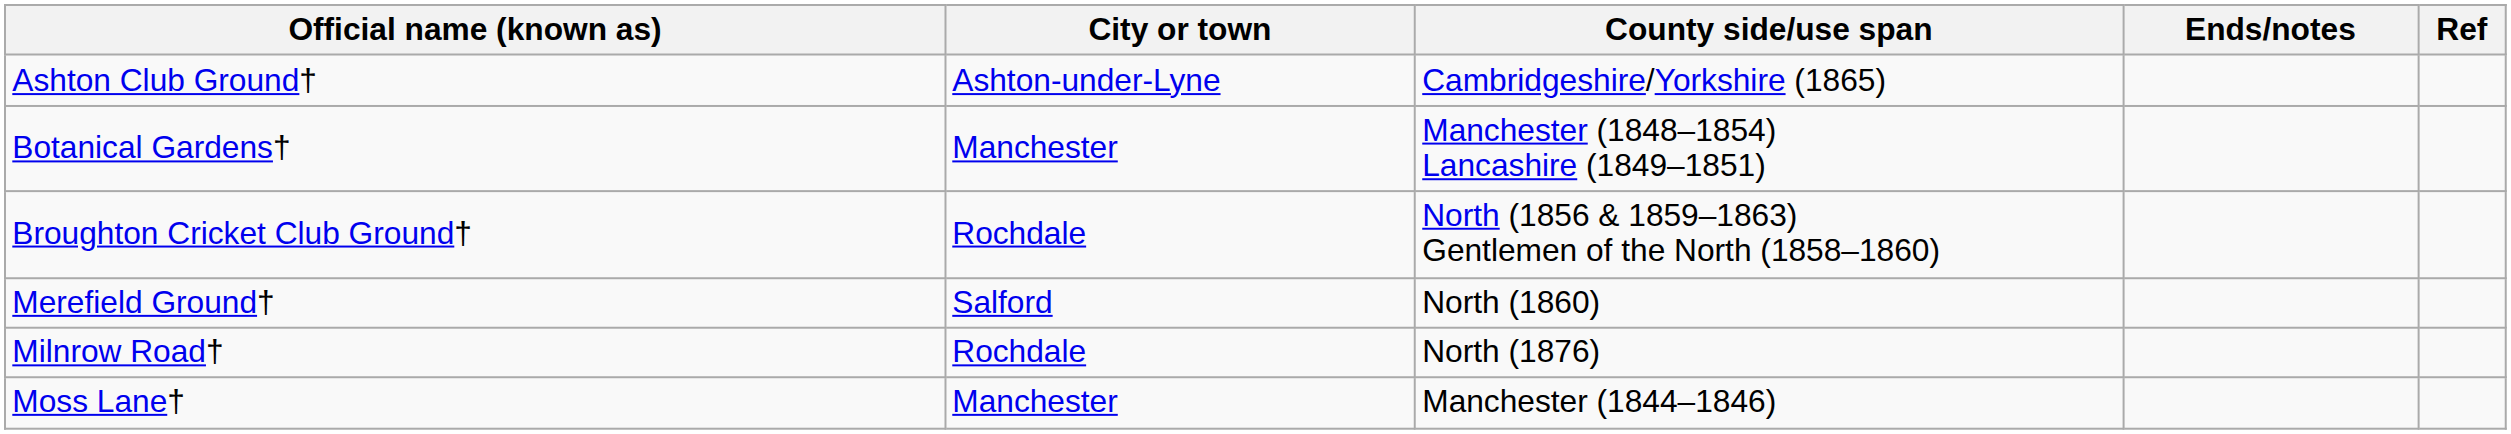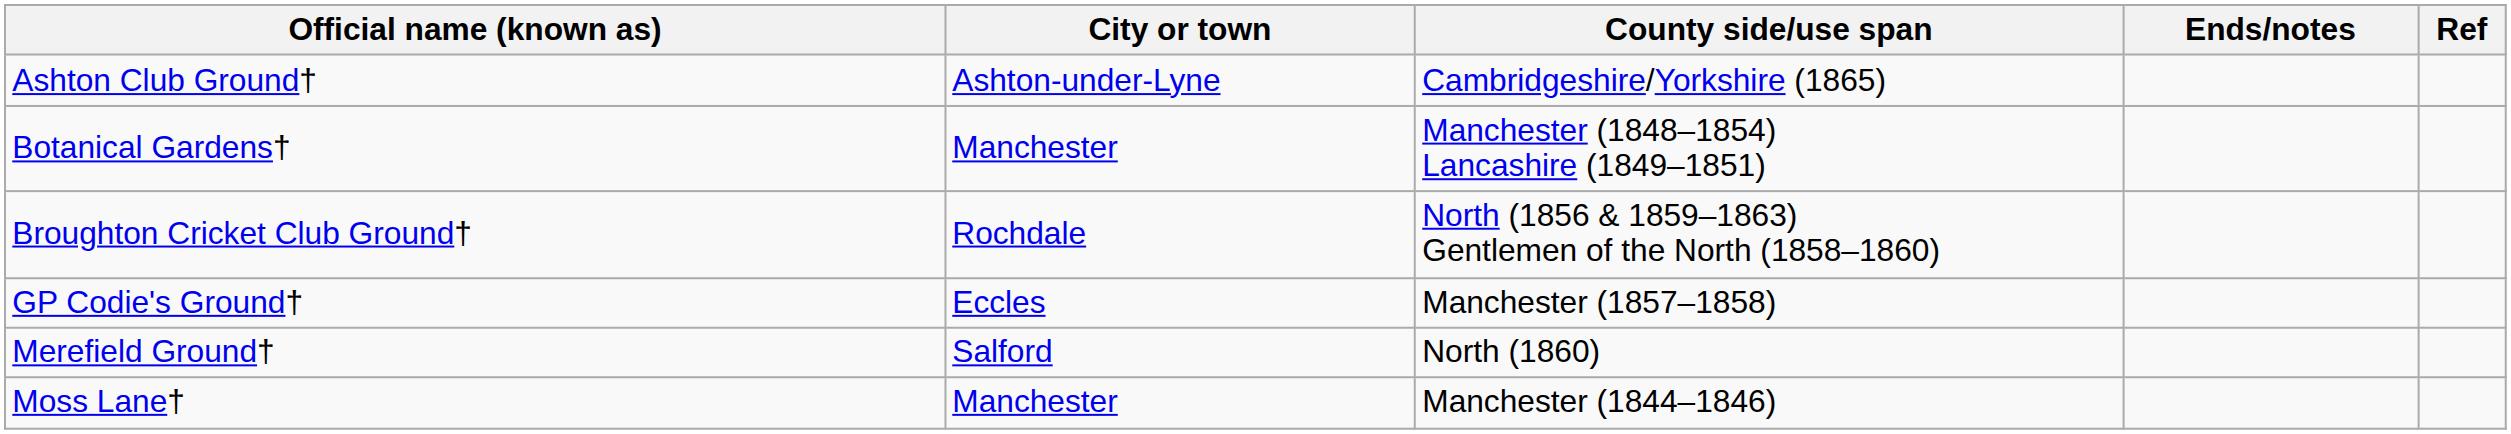+ row: (158, 301)
- row: (118, 352)
